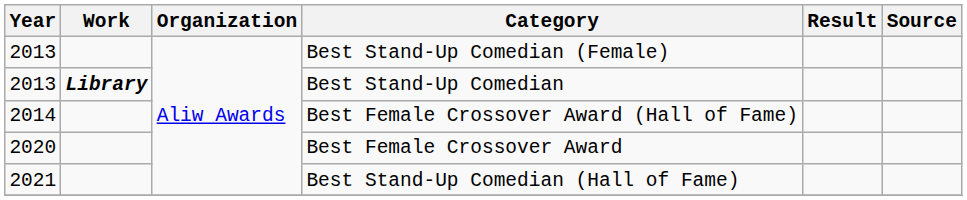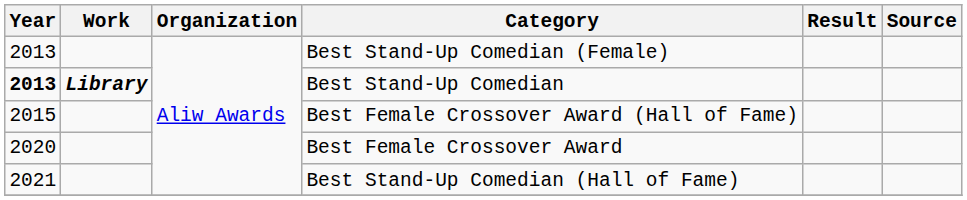(33, 84) normal -> (33, 84) bold
(33, 116) 2014 -> (33, 116) 2015
